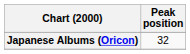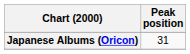(163, 40) 32 -> (163, 40) 31
